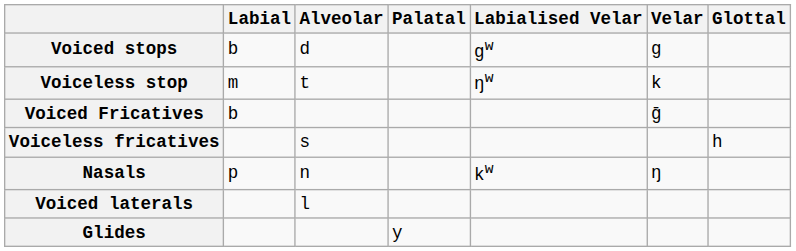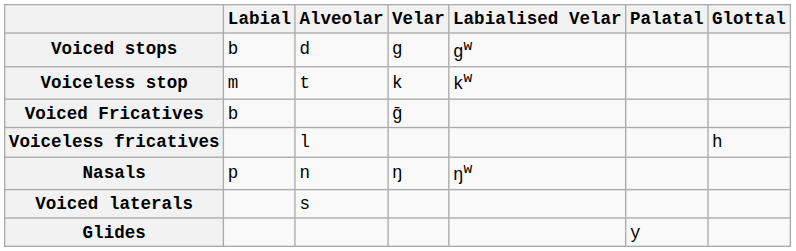columns swapped: (429, 19) <-> (677, 19)
(484, 83) ŋw -> (463, 83) kw
(305, 142) s -> (305, 142) l
(484, 173) kw -> (463, 173) ŋw
(305, 204) l -> (305, 204) s
